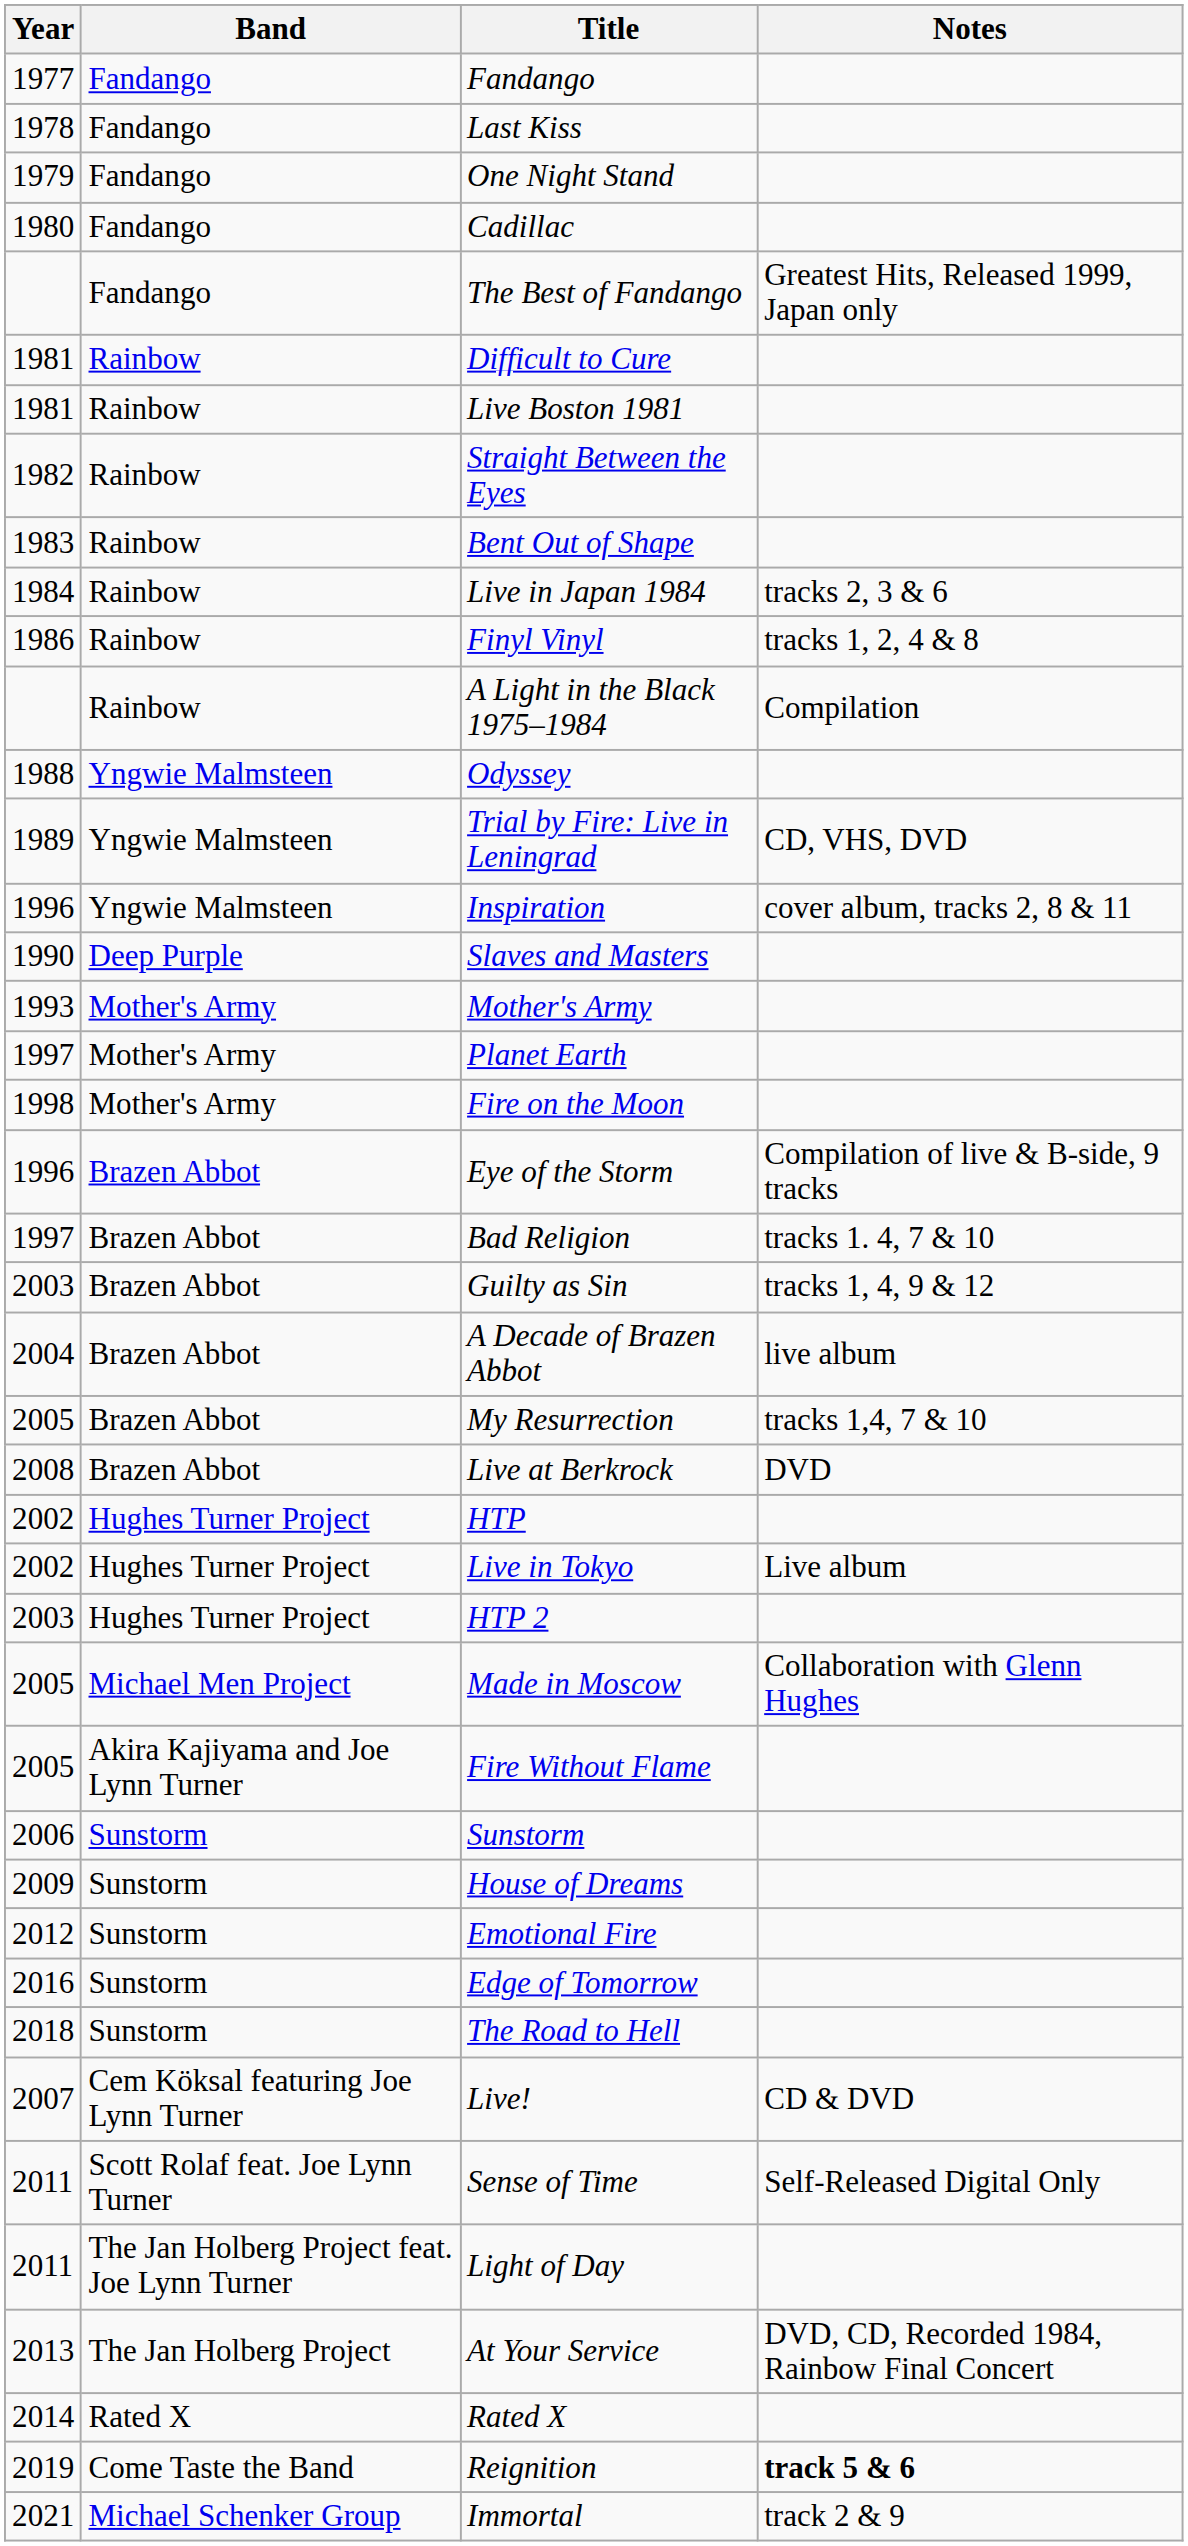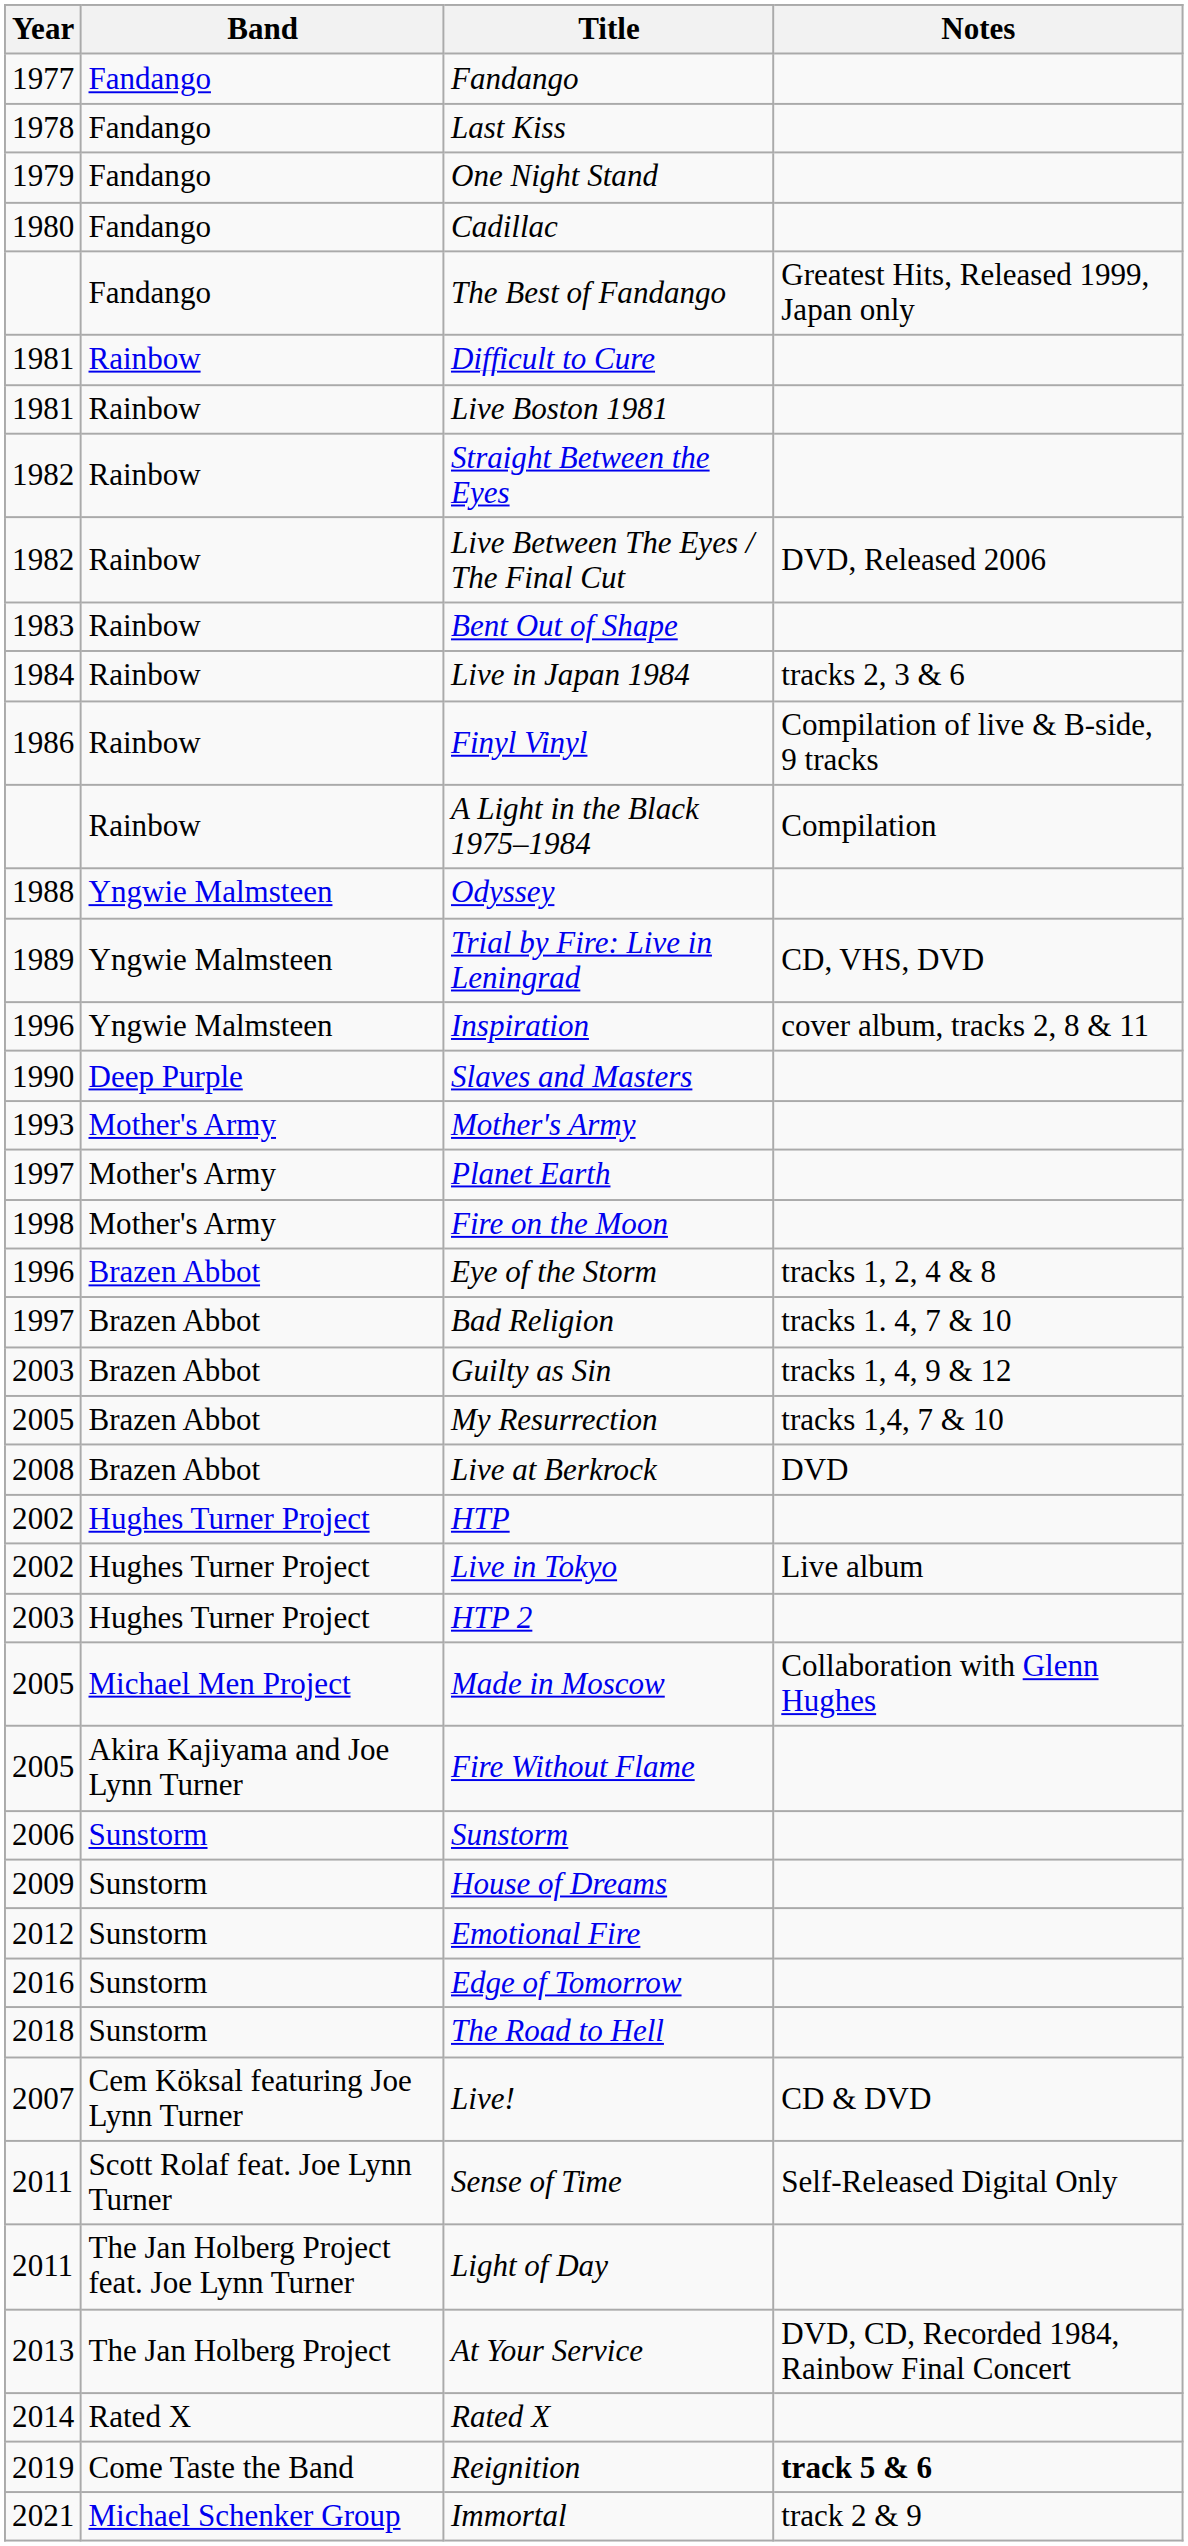+ row: (603, 559)
(872, 640) tracks 1, 2, 4 & 8 -> (967, 742) Compilation of live & B-side, 9 tracks
(962, 1170) Compilation of live & B-side, 9 tracks -> (889, 1272) tracks 1, 2, 4 & 8
- row: (591, 1353)
